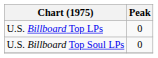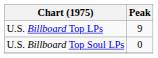(140, 28) 0 -> (140, 28) 9
